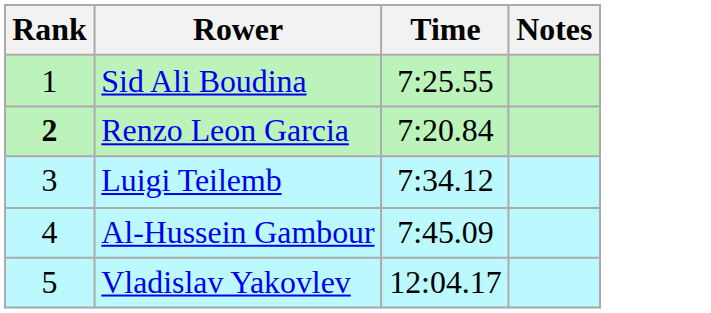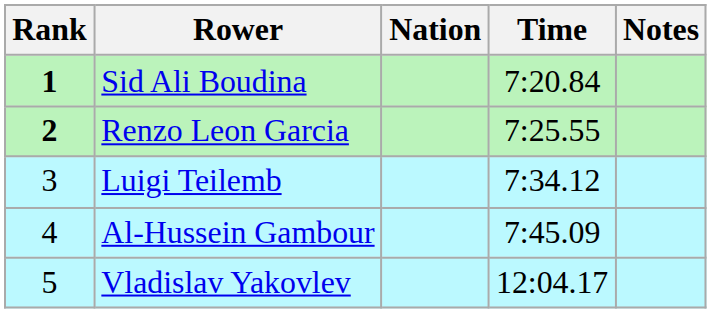+ column: (435, 29)
(49, 80) normal -> (49, 80) bold
(445, 80) 7:25.55 -> (552, 80) 7:20.84
(445, 130) 7:20.84 -> (552, 130) 7:25.55
